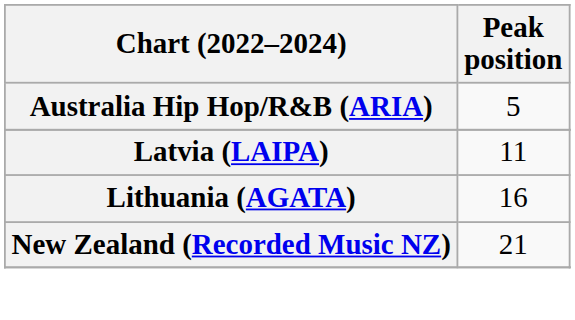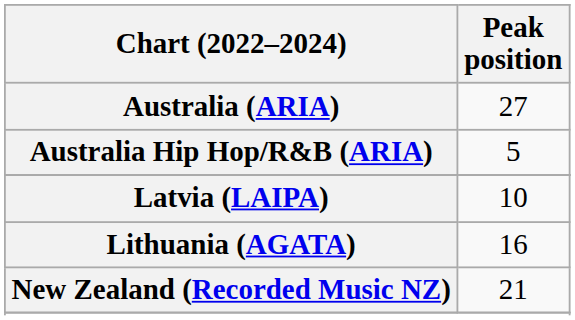+ row: (231, 105)
(513, 151) 11 -> (513, 197) 10
